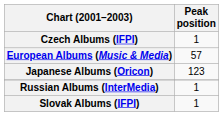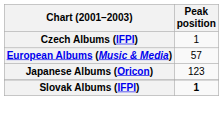- row: (89, 87)
(196, 103) normal -> (196, 87) bold
